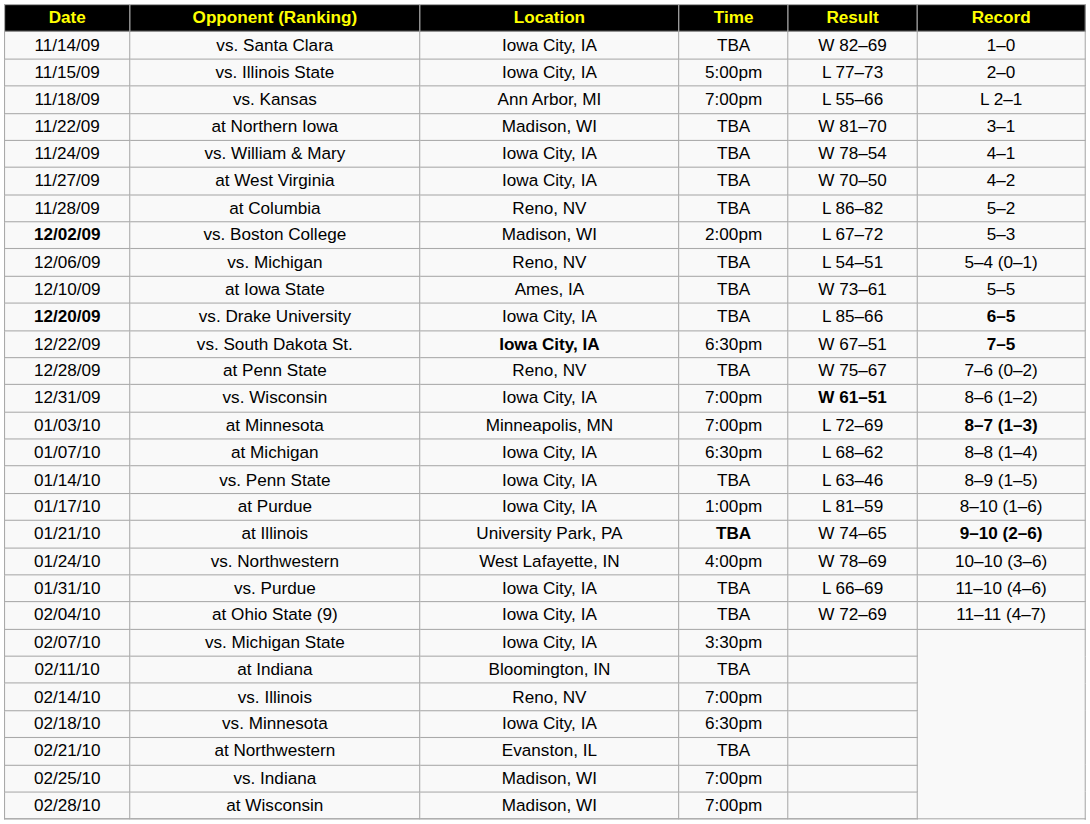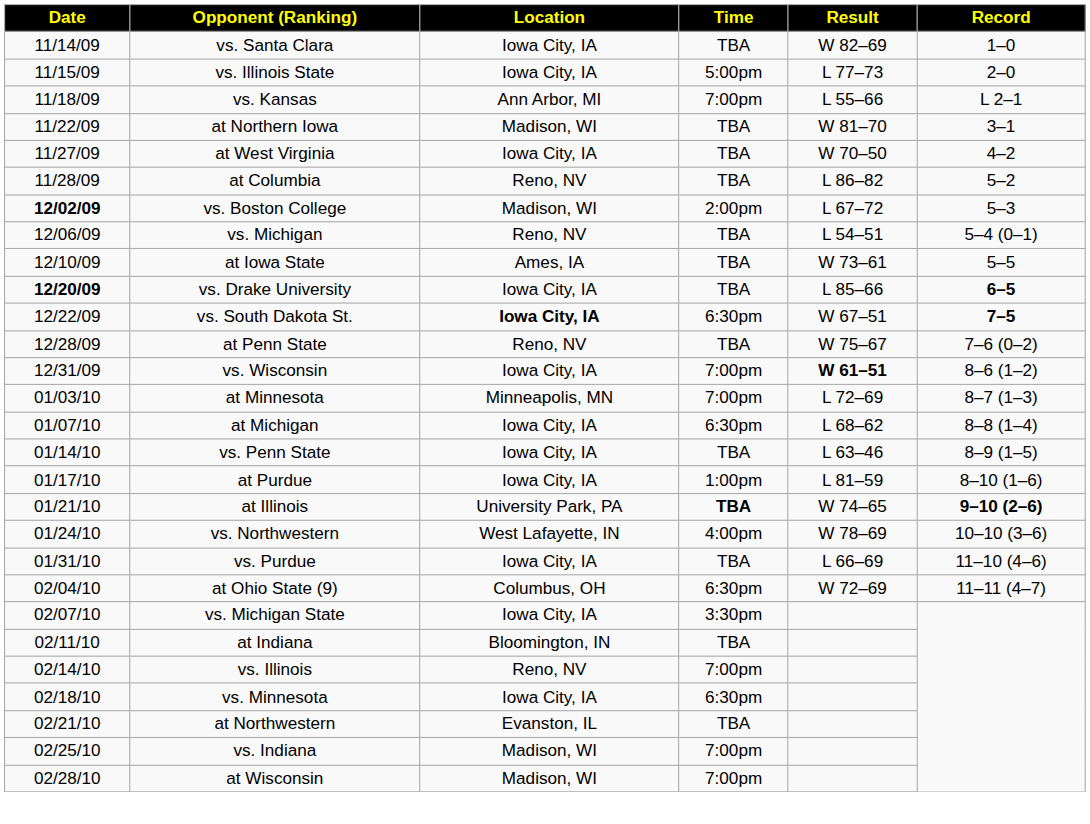- row: (275, 153)
(1001, 425) bold -> (1001, 398) normal
(549, 615) Iowa City, IA -> (549, 588) Columbus, OH
(734, 615) TBA -> (734, 588) 6:30pm
